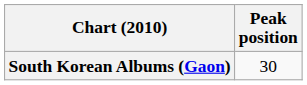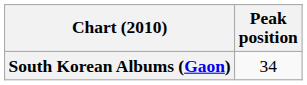(268, 65) 30 -> (268, 65) 34
